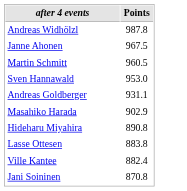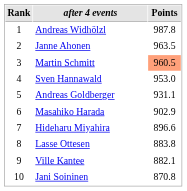+ column: (19, 13)
(137, 46) 967.5 -> (165, 46) 963.5
(137, 63) no background -> (165, 63) lightsalmon background
(137, 128) 890.8 -> (165, 128) 896.6
(137, 161) 882.4 -> (165, 161) 882.1
